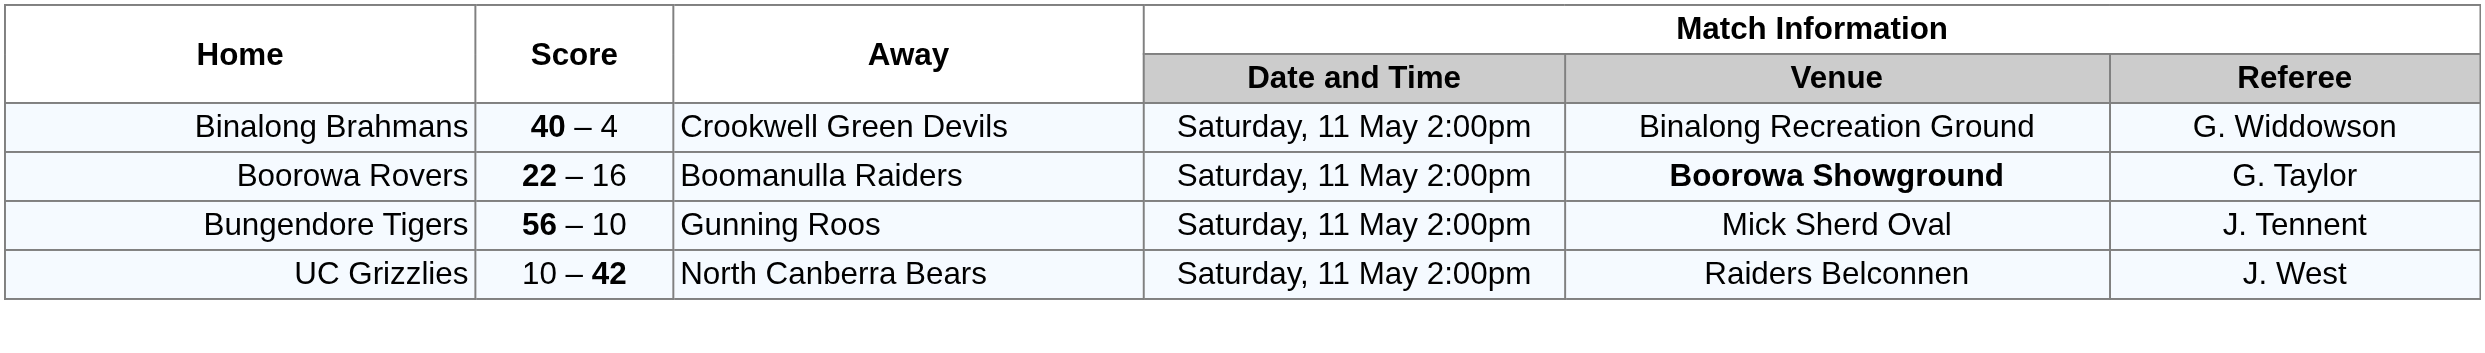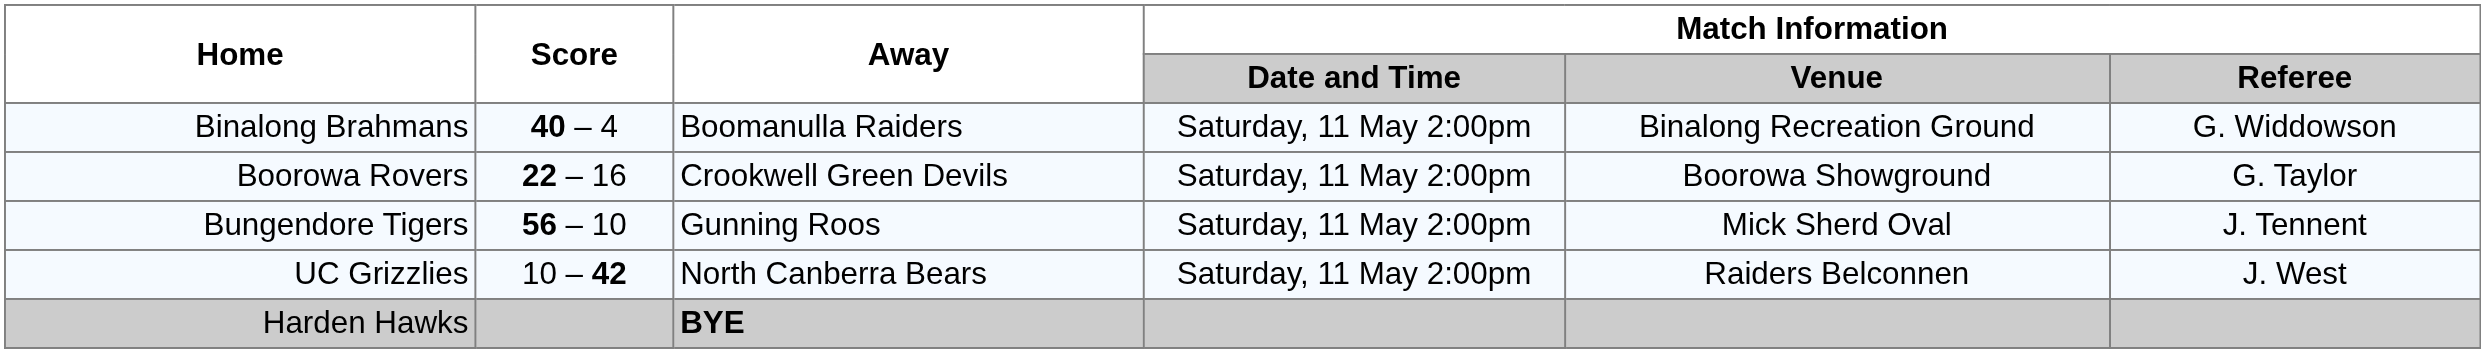(844, 127) Crookwell Green Devils -> (821, 127) Boomanulla Raiders
(821, 176) Boomanulla Raiders -> (844, 176) Crookwell Green Devils
(1837, 176) bold -> (1837, 176) normal
+ row: (366, 322)
